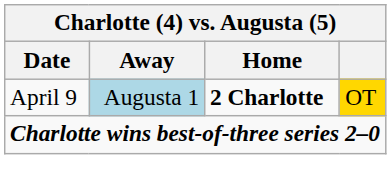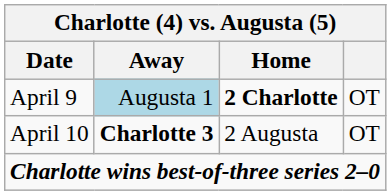(361, 97) gold background -> (364, 97) no background
+ row: (49, 134)
